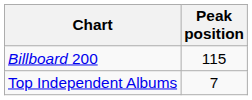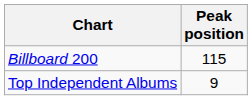(214, 82) 7 -> (214, 82) 9
